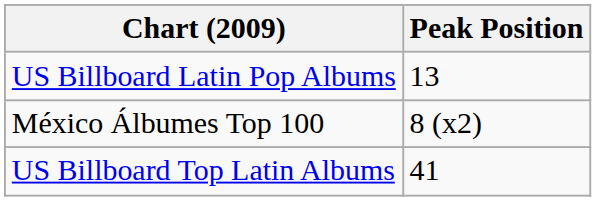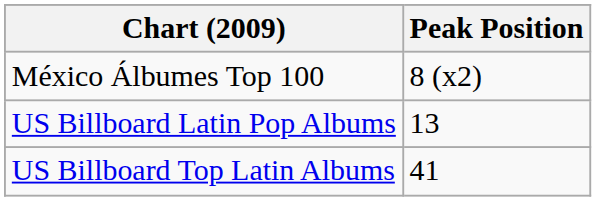rows swapped: (168, 123) <-> (204, 75)
